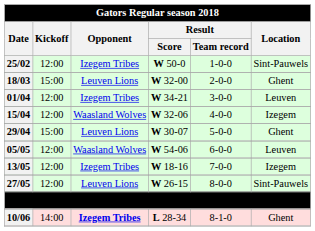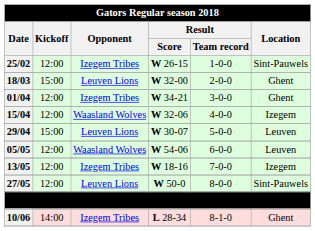(169, 64) W 50-0 -> (169, 64) W 26-15
(281, 98) Leuven -> (281, 98) Ghent
(281, 132) Ghent -> (281, 132) Leuven
(169, 183) W 26-15 -> (169, 183) W 50-0
(110, 217) bold -> (110, 217) normal
